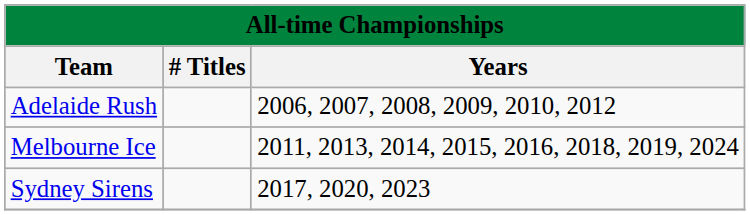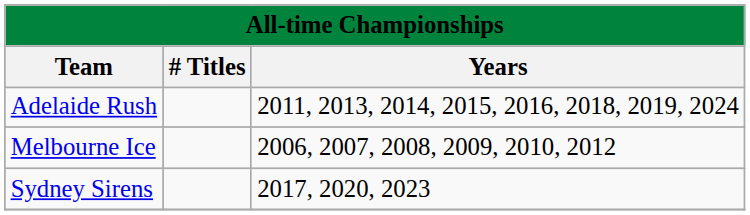(437, 107) 2006, 2007, 2008, 2009, 2010, 2012 -> (498, 107) 2011, 2013, 2014, 2015, 2016, 2018, 2019, 2024
(498, 147) 2011, 2013, 2014, 2015, 2016, 2018, 2019, 2024 -> (437, 147) 2006, 2007, 2008, 2009, 2010, 2012
